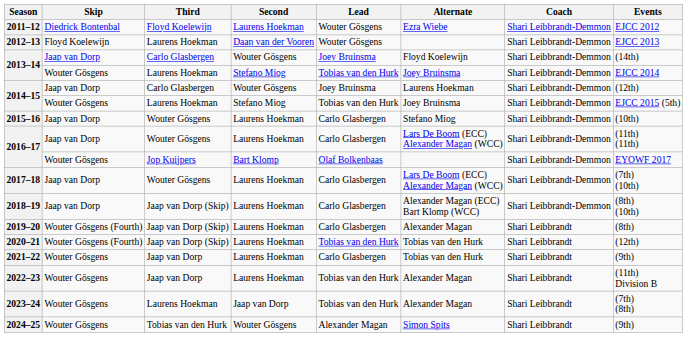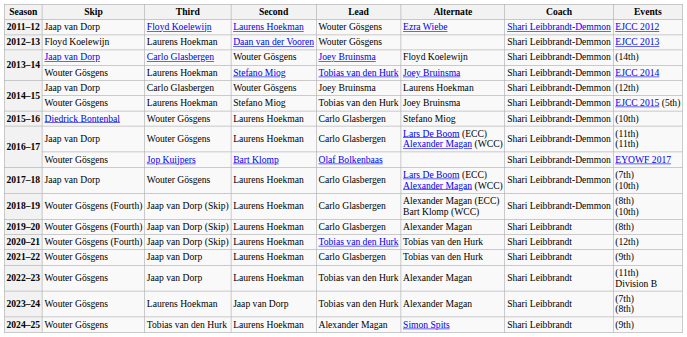(82, 27) Diedrick Bontenbal -> (72, 27) Jaap van Dorp
(72, 118) Jaap van Dorp -> (82, 118) Diedrick Bontenbal
(72, 206) Jaap van Dorp -> (93, 206) Wouter Gösgens (Fourth)
(265, 324) Wouter Gösgens -> (268, 324) Laurens Hoekman
